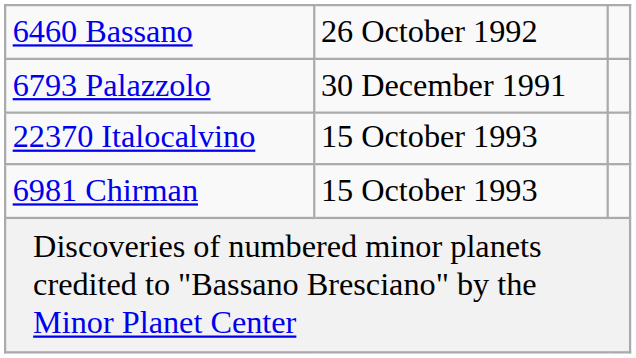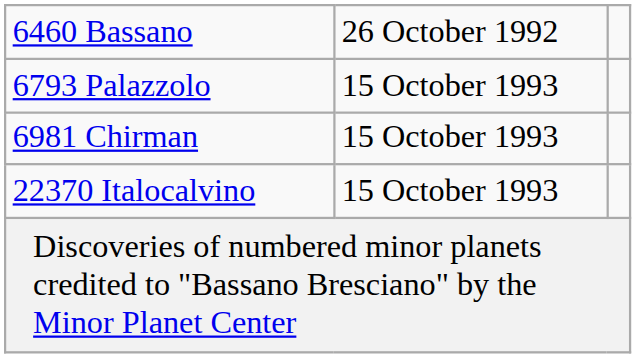(444, 84) 30 December 1991 -> (450, 84) 15 October 1993
rows swapped: (105, 191) <-> (134, 137)
